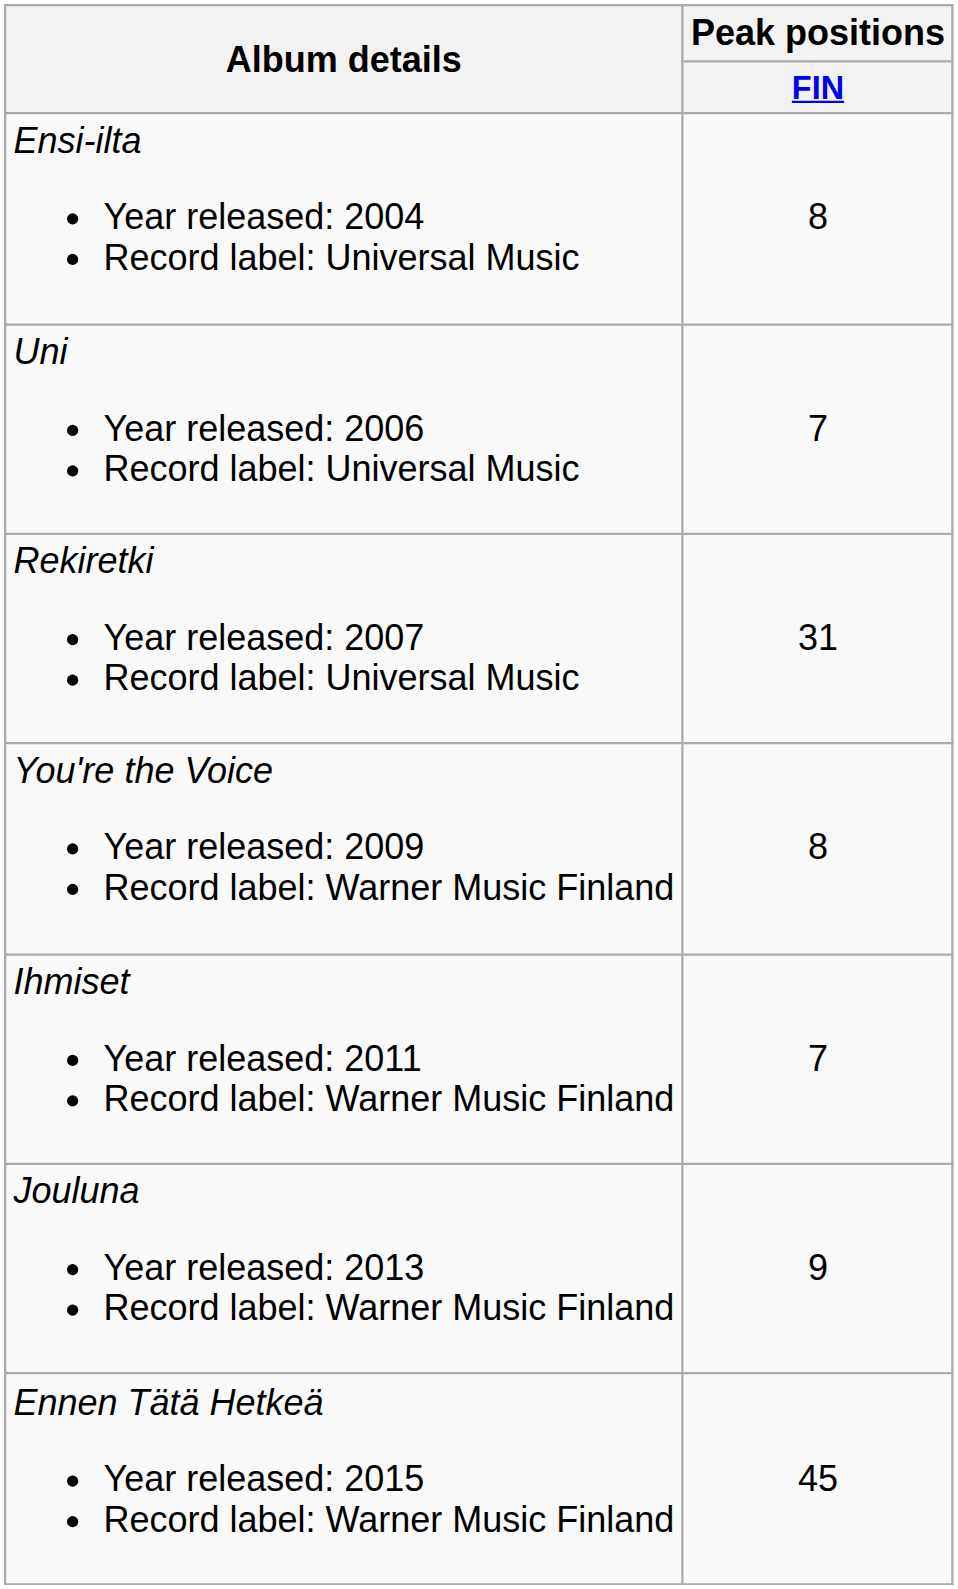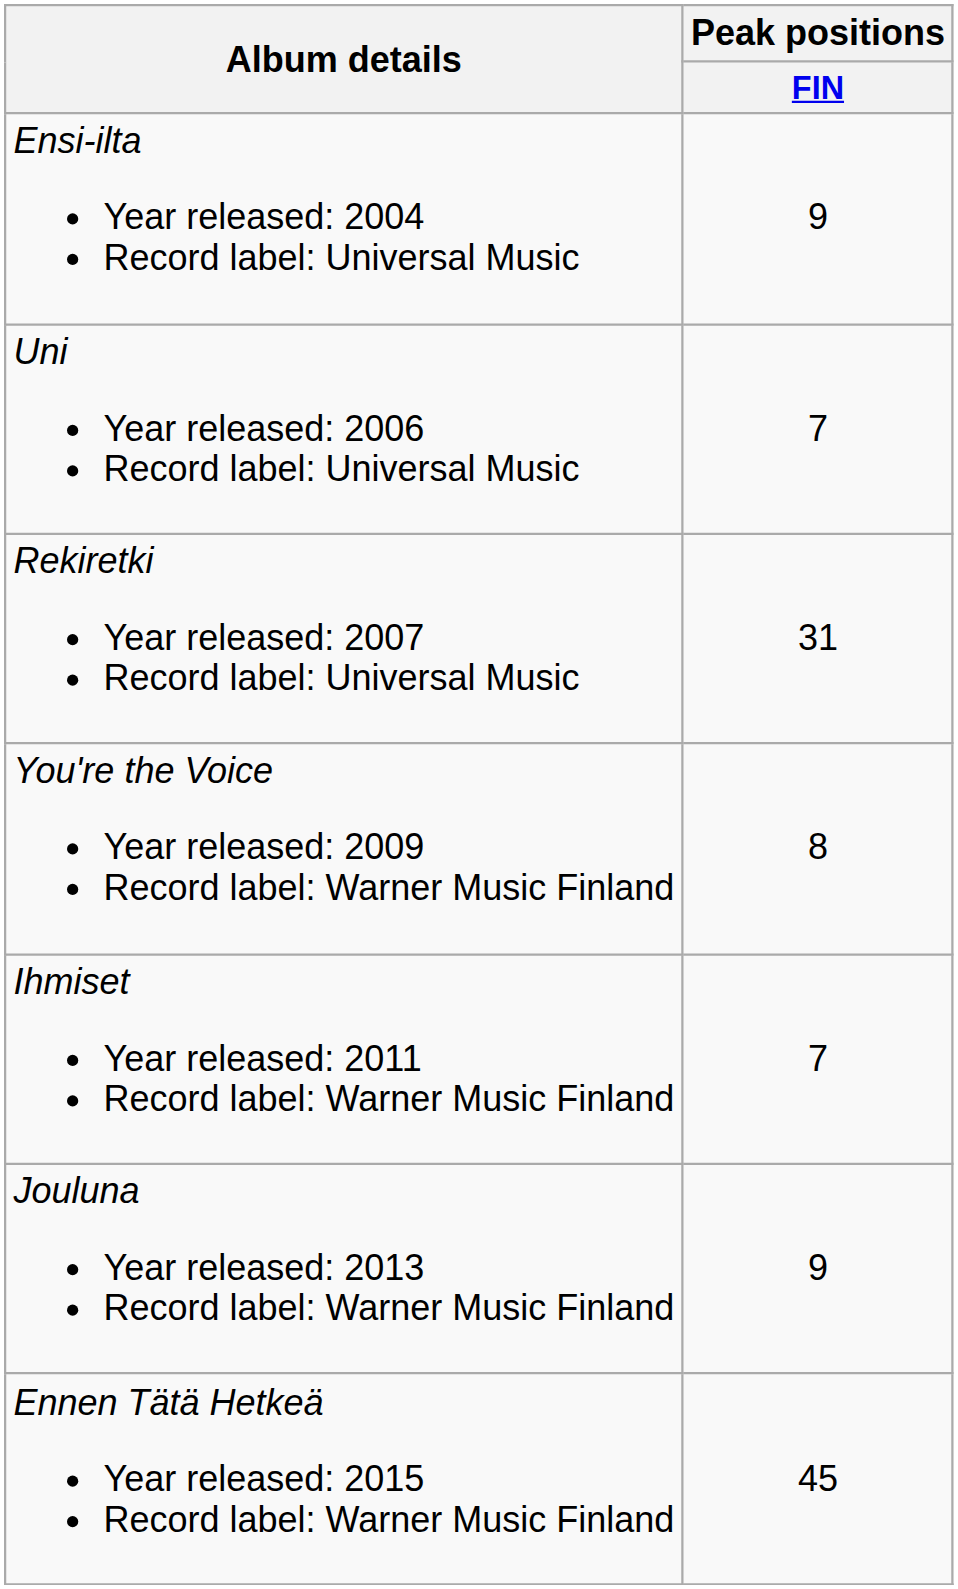(818, 217) 8 -> (818, 217) 9
